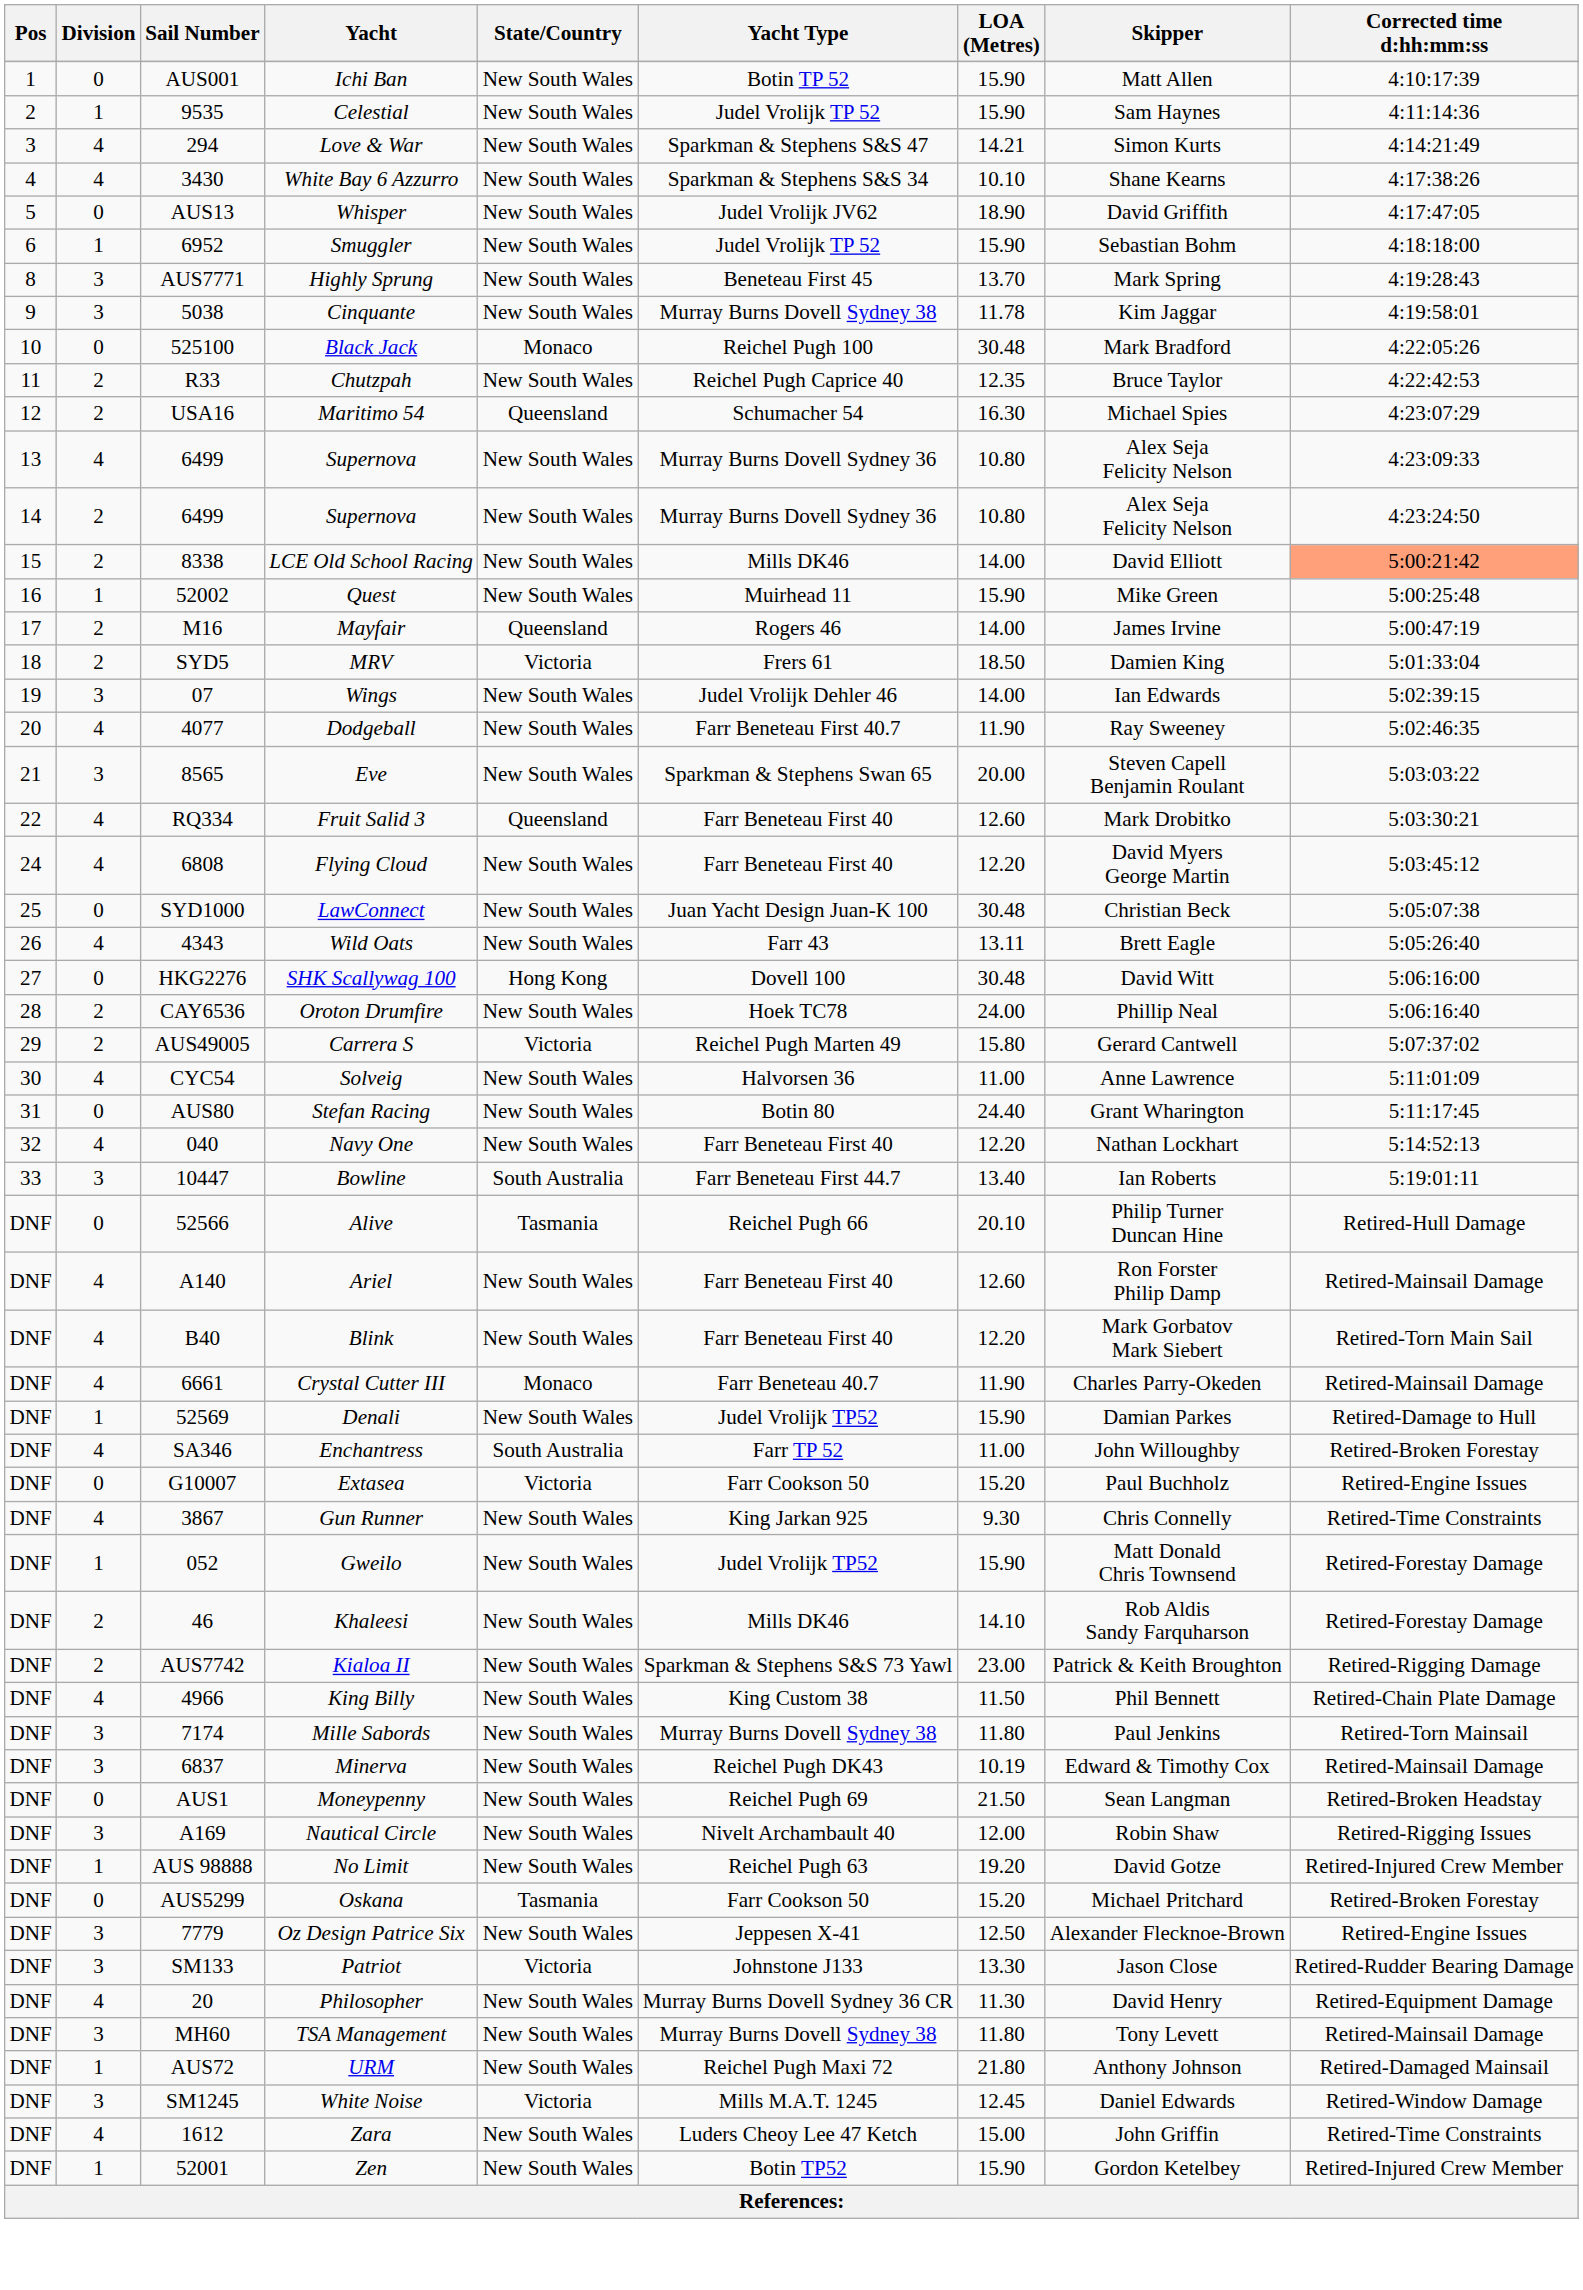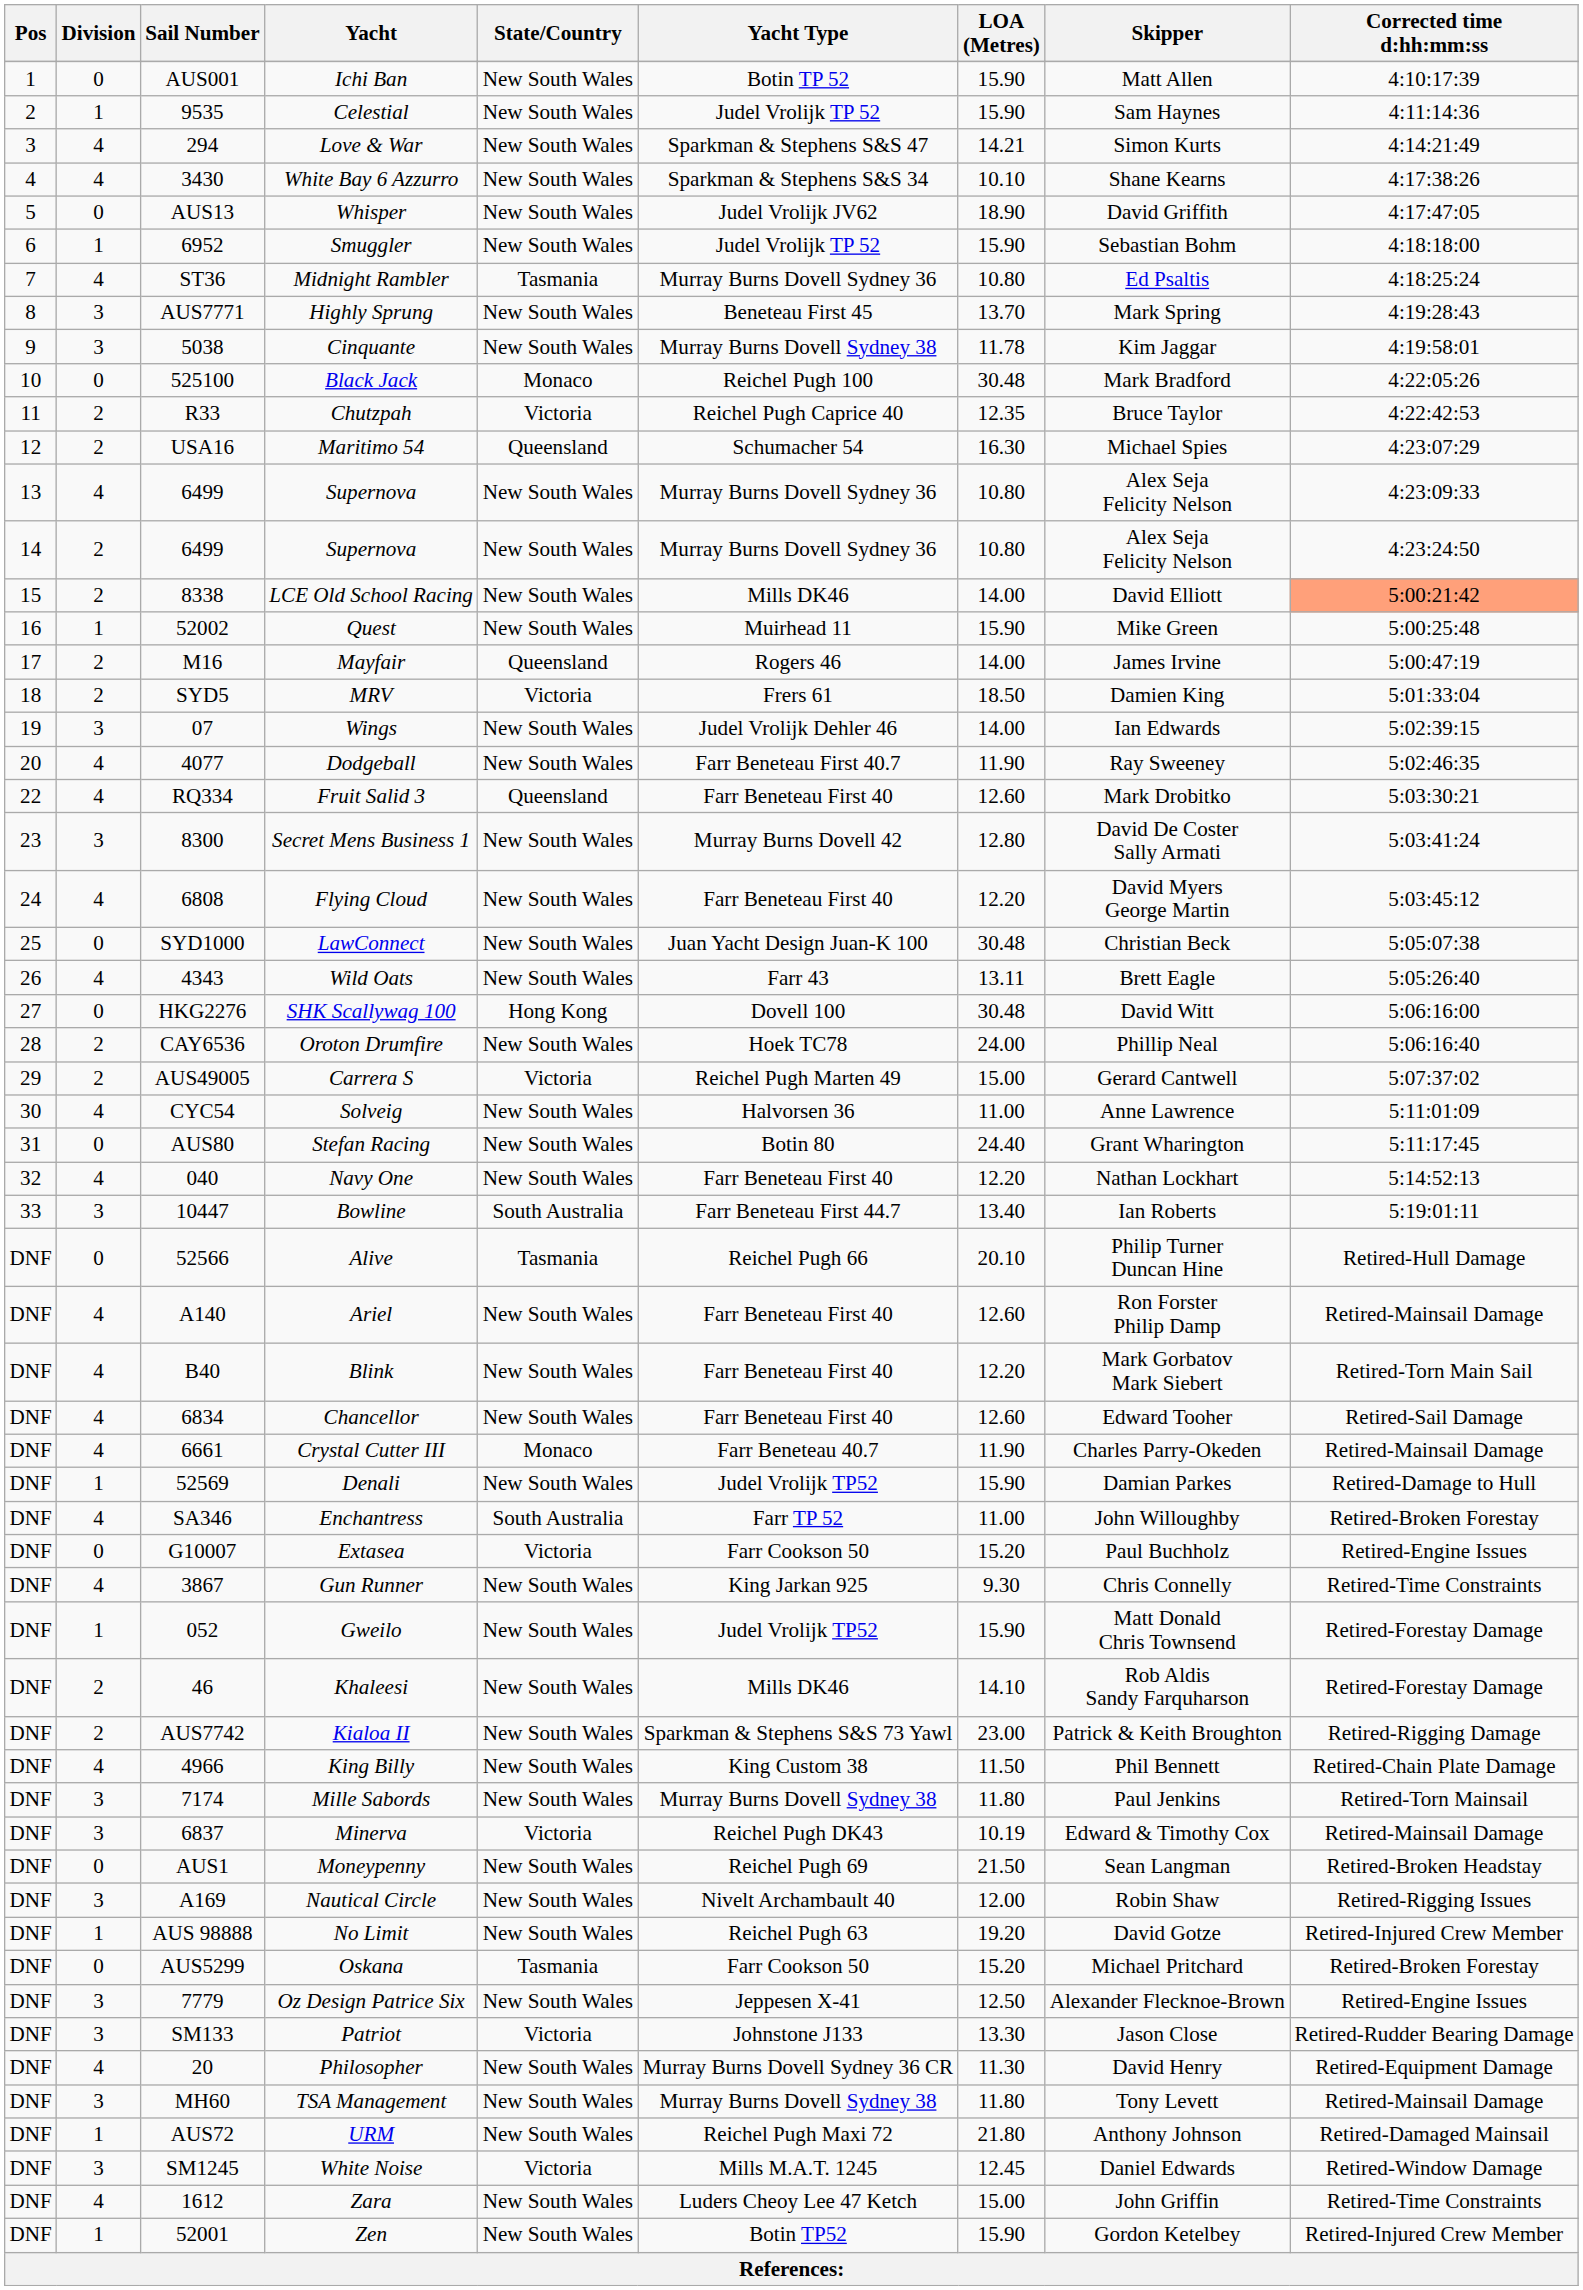+ row: (31, 279)
(558, 379) New South Wales -> (558, 413) Victoria
- row: (31, 774)
+ row: (31, 841)
(1001, 1044) 15.80 -> (1001, 1077) 15.00
+ row: (31, 1417)
(558, 1766) New South Wales -> (558, 1833) Victoria
